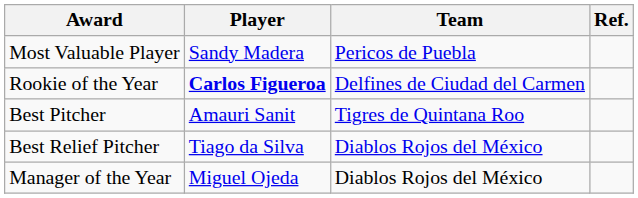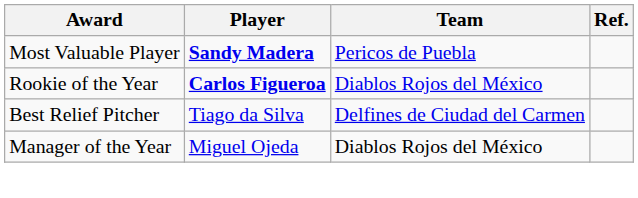(246, 51) normal -> (251, 51) bold
(460, 83) Delfines de Ciudad del Carmen -> (439, 83) Diablos Rojos del México
- row: (57, 114)
(439, 146) Diablos Rojos del México -> (460, 114) Delfines de Ciudad del Carmen
